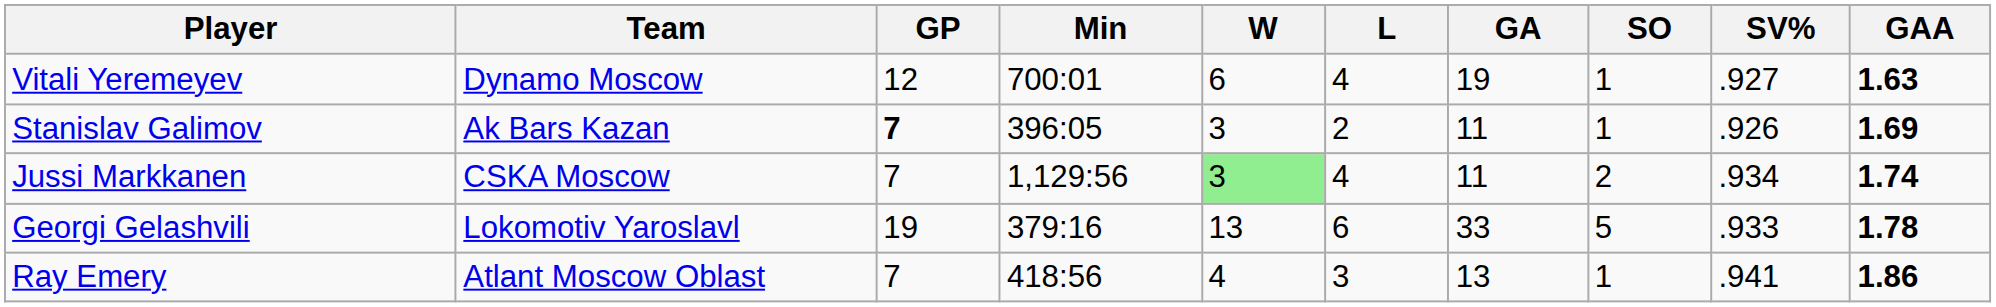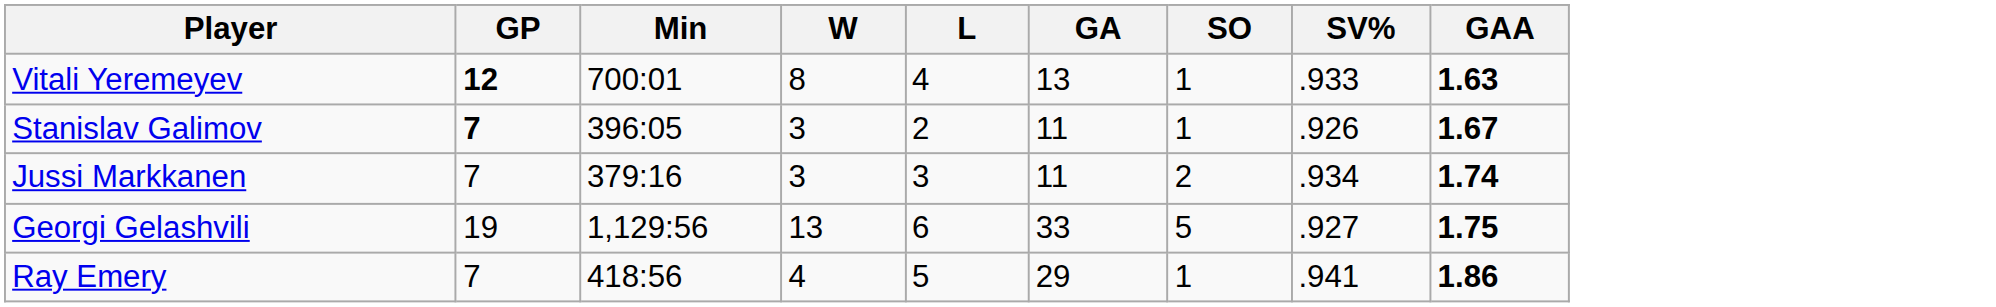- column: (666, 29)
(901, 78) normal -> (481, 78) bold
(1217, 78) 6 -> (797, 78) 8
(1473, 78) 19 -> (1053, 78) 13
(1749, 78) .927 -> (1329, 78) .933
(1888, 128) 1.69 -> (1468, 128) 1.67
(1068, 177) 1,129:56 -> (635, 177) 379:16
(1217, 177) lightgreen background -> (797, 177) no background
(1341, 177) 4 -> (921, 177) 3
(1055, 227) 379:16 -> (648, 227) 1,129:56
(1749, 227) .933 -> (1329, 227) .927
(1888, 227) 1.78 -> (1468, 227) 1.75
(1341, 276) 3 -> (921, 276) 5
(1473, 276) 13 -> (1053, 276) 29
